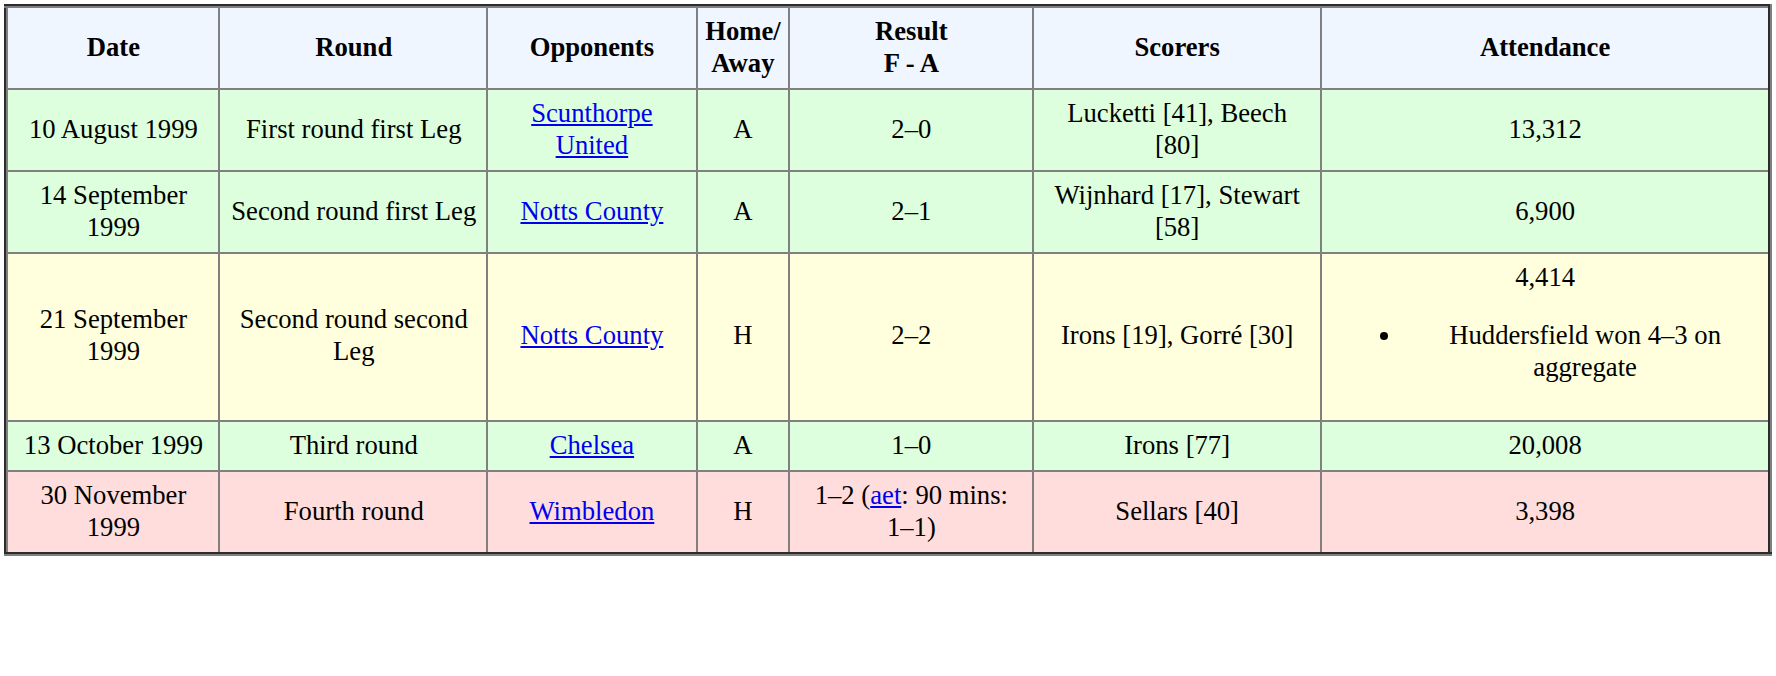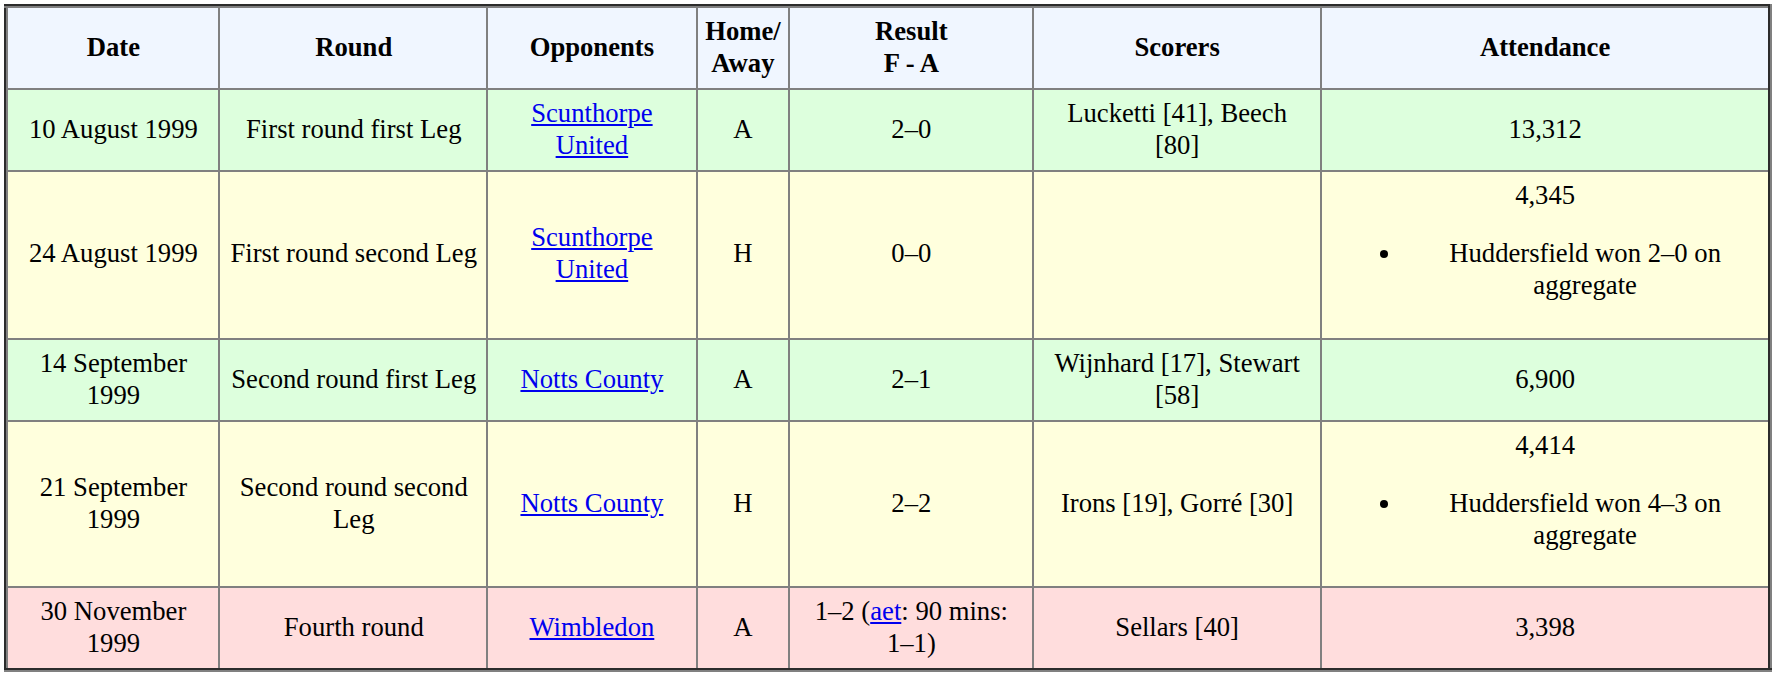+ row: (113, 254)
- row: (113, 444)
(743, 510) H -> (743, 628) A
